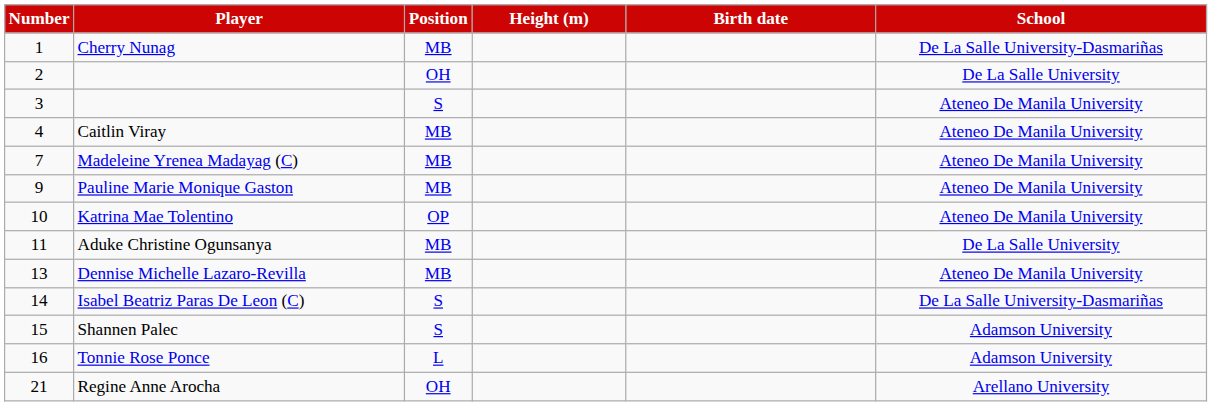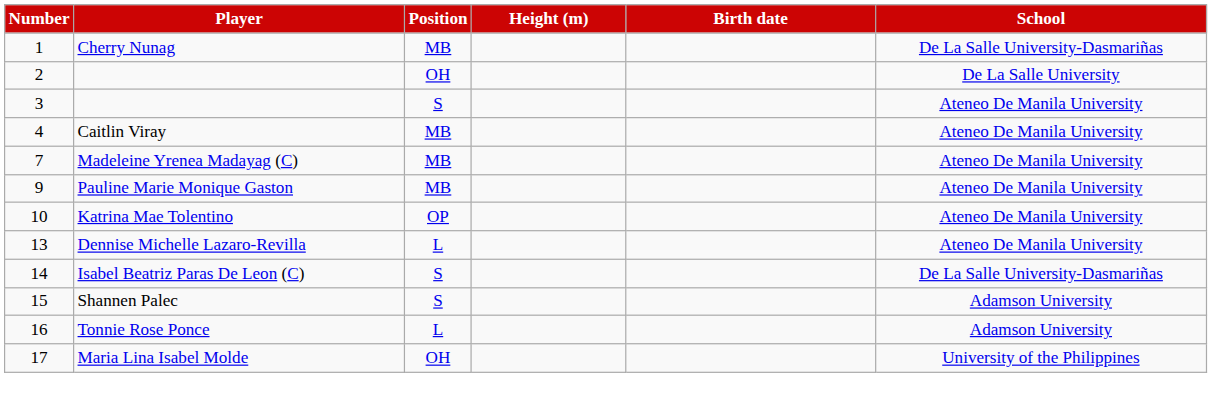- row: (39, 245)
(438, 273) MB -> (438, 245) L
+ row: (39, 358)
- row: (39, 386)
